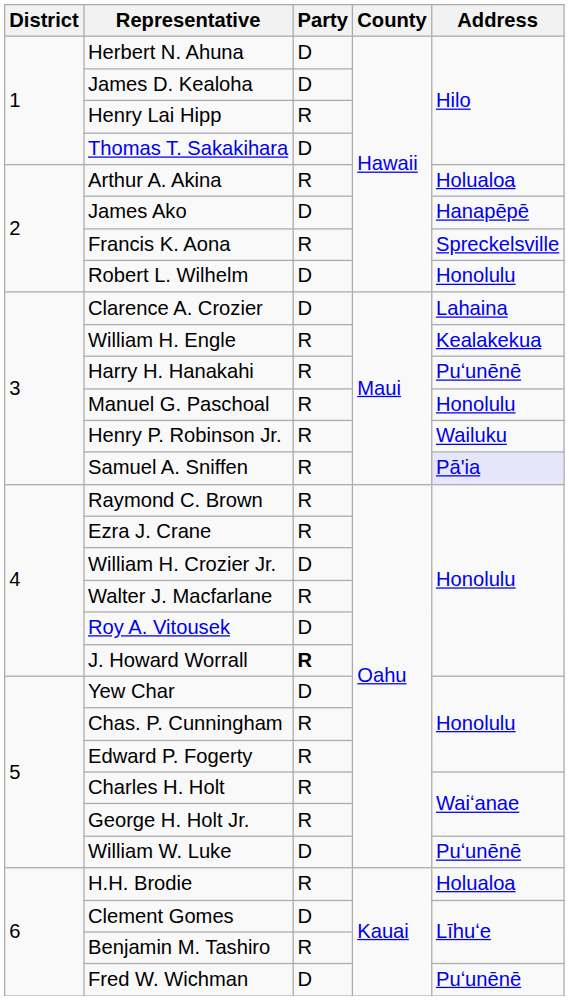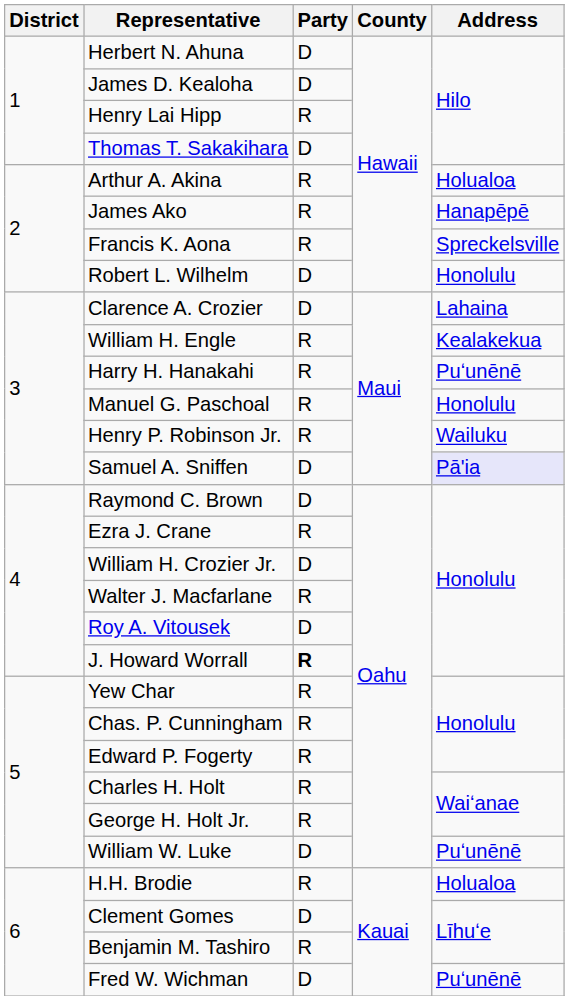(305, 212) D -> (305, 212) R
(305, 468) R -> (305, 468) D
(305, 500) R -> (305, 500) D
(305, 691) D -> (305, 691) R
